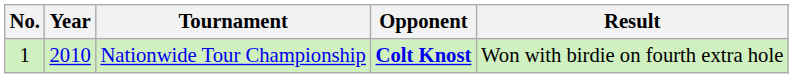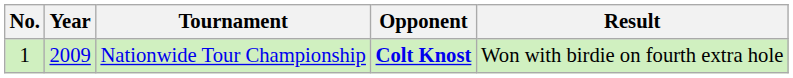(70, 55) 2010 -> (70, 55) 2009
